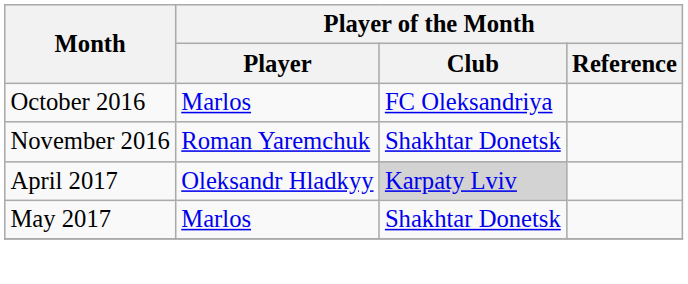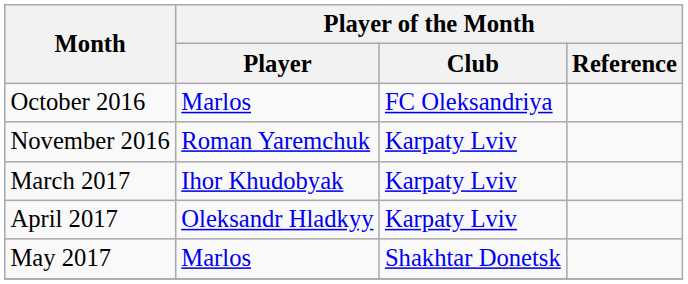(473, 141) Shakhtar Donetsk -> (451, 141) Karpaty Lviv
+ row: (70, 180)
(451, 180) lightgrey background -> (451, 219) no background
